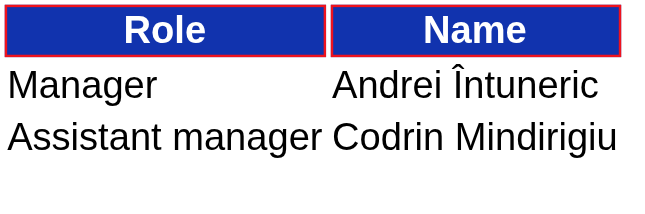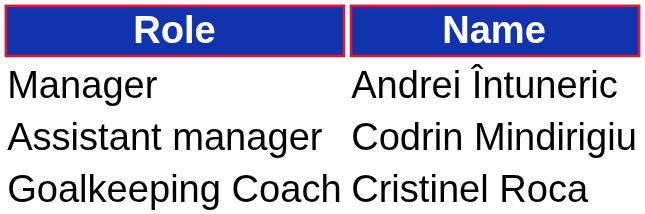+ row: (174, 189)
